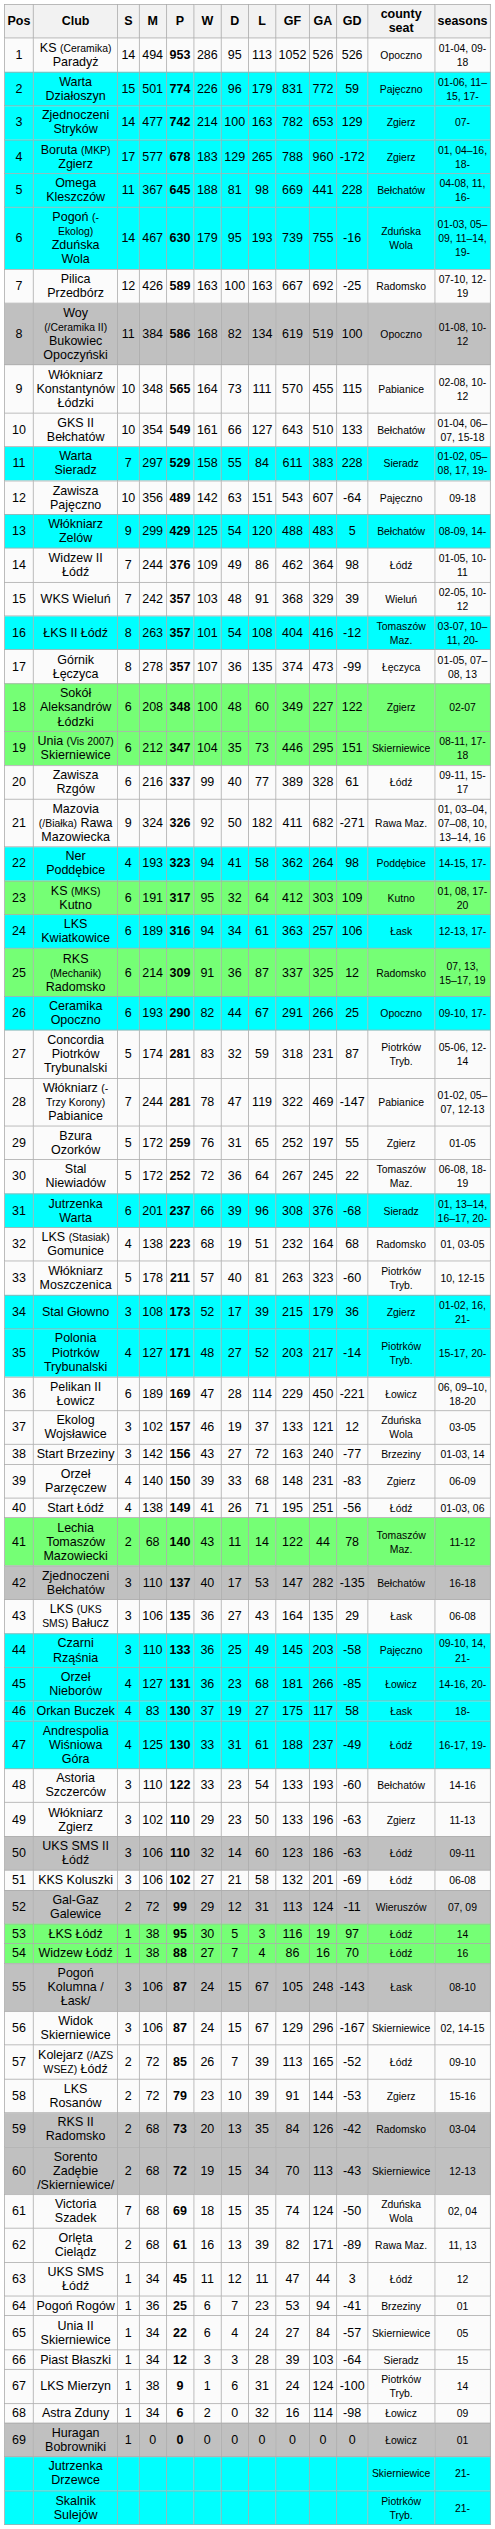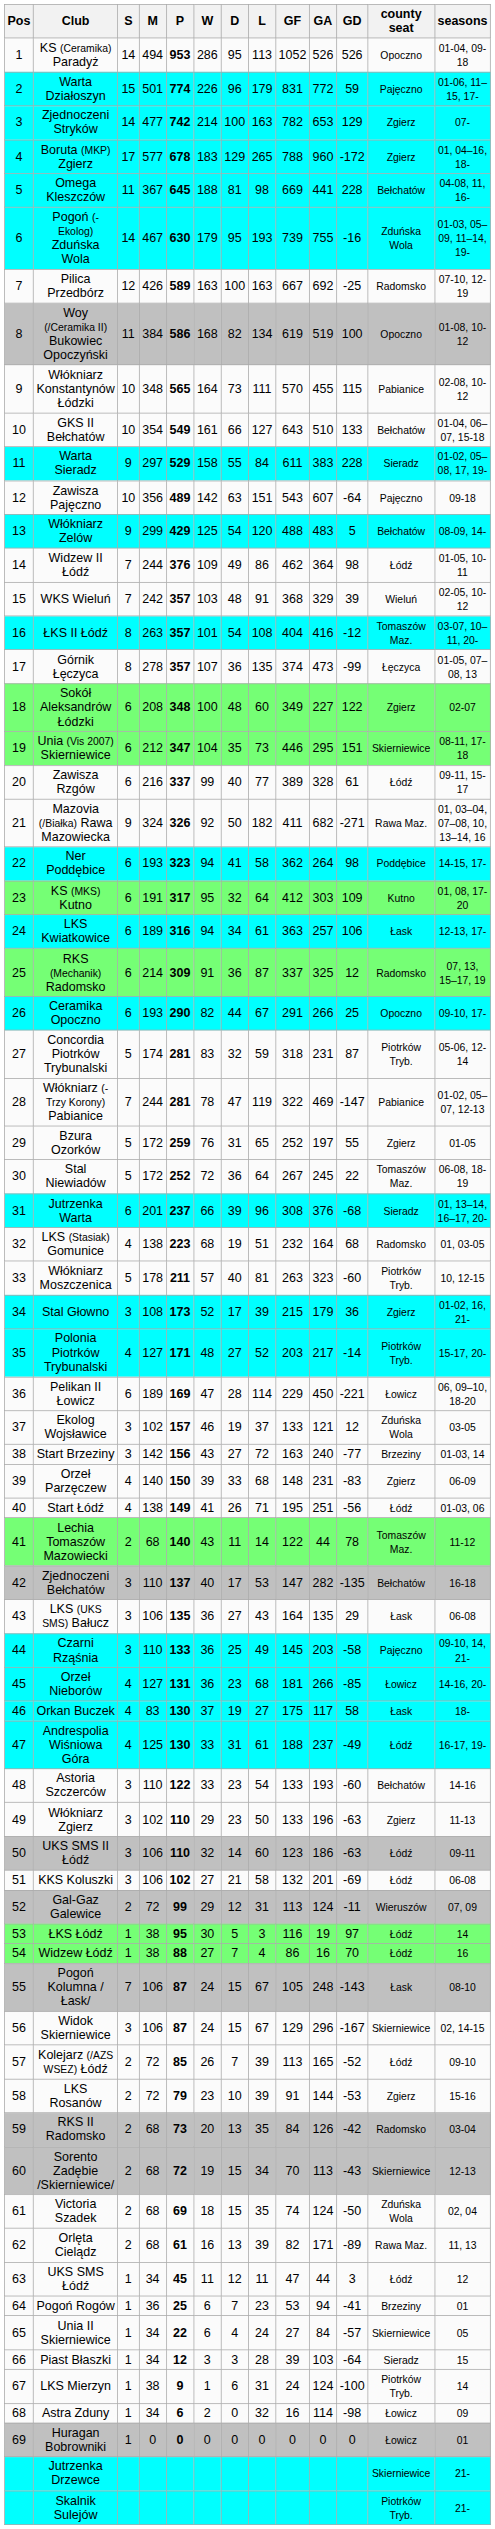(128, 463) 7 -> (128, 463) 9
(128, 864) 4 -> (128, 864) 6
(128, 1987) 3 -> (128, 1987) 7
(128, 2211) 7 -> (128, 2211) 2
